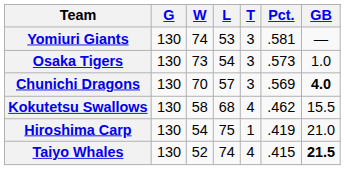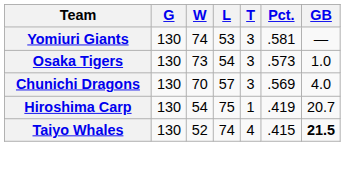(321, 84) bold -> (321, 84) normal
- row: (78, 107)
(321, 130) 21.0 -> (321, 107) 20.7
